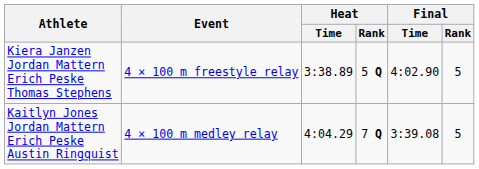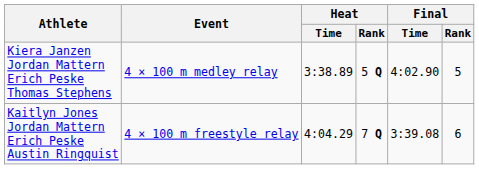(211, 72) 4 × 100 m freestyle relay -> (201, 72) 4 × 100 m medley relay
(201, 133) 4 × 100 m medley relay -> (211, 133) 4 × 100 m freestyle relay
(458, 133) 5 -> (458, 133) 6
